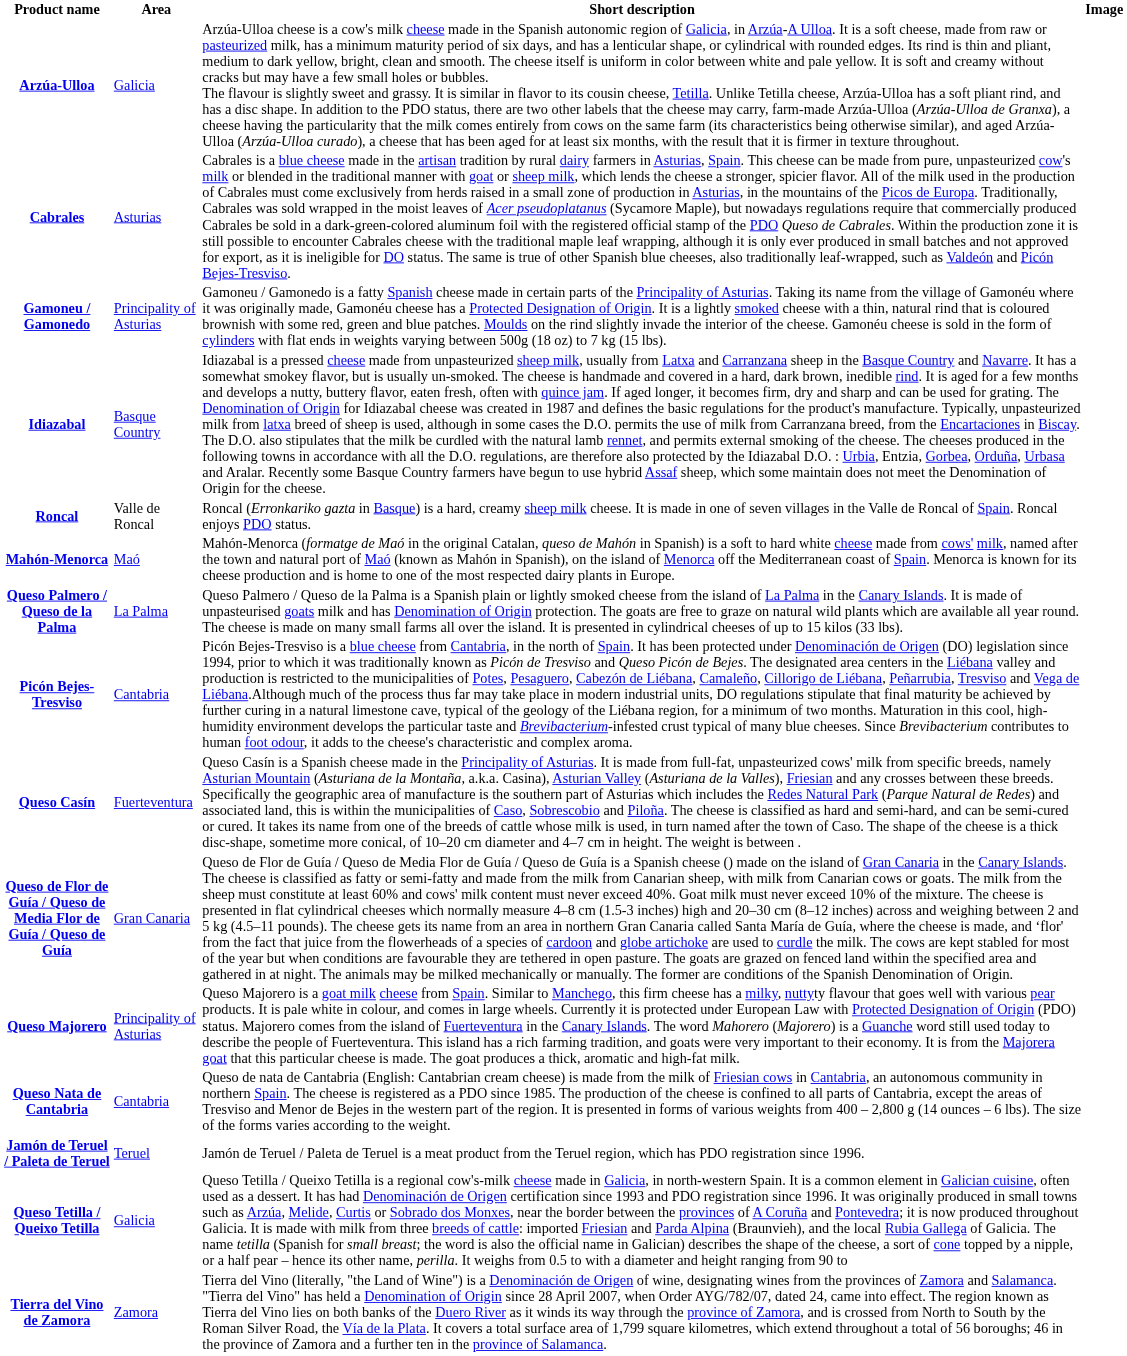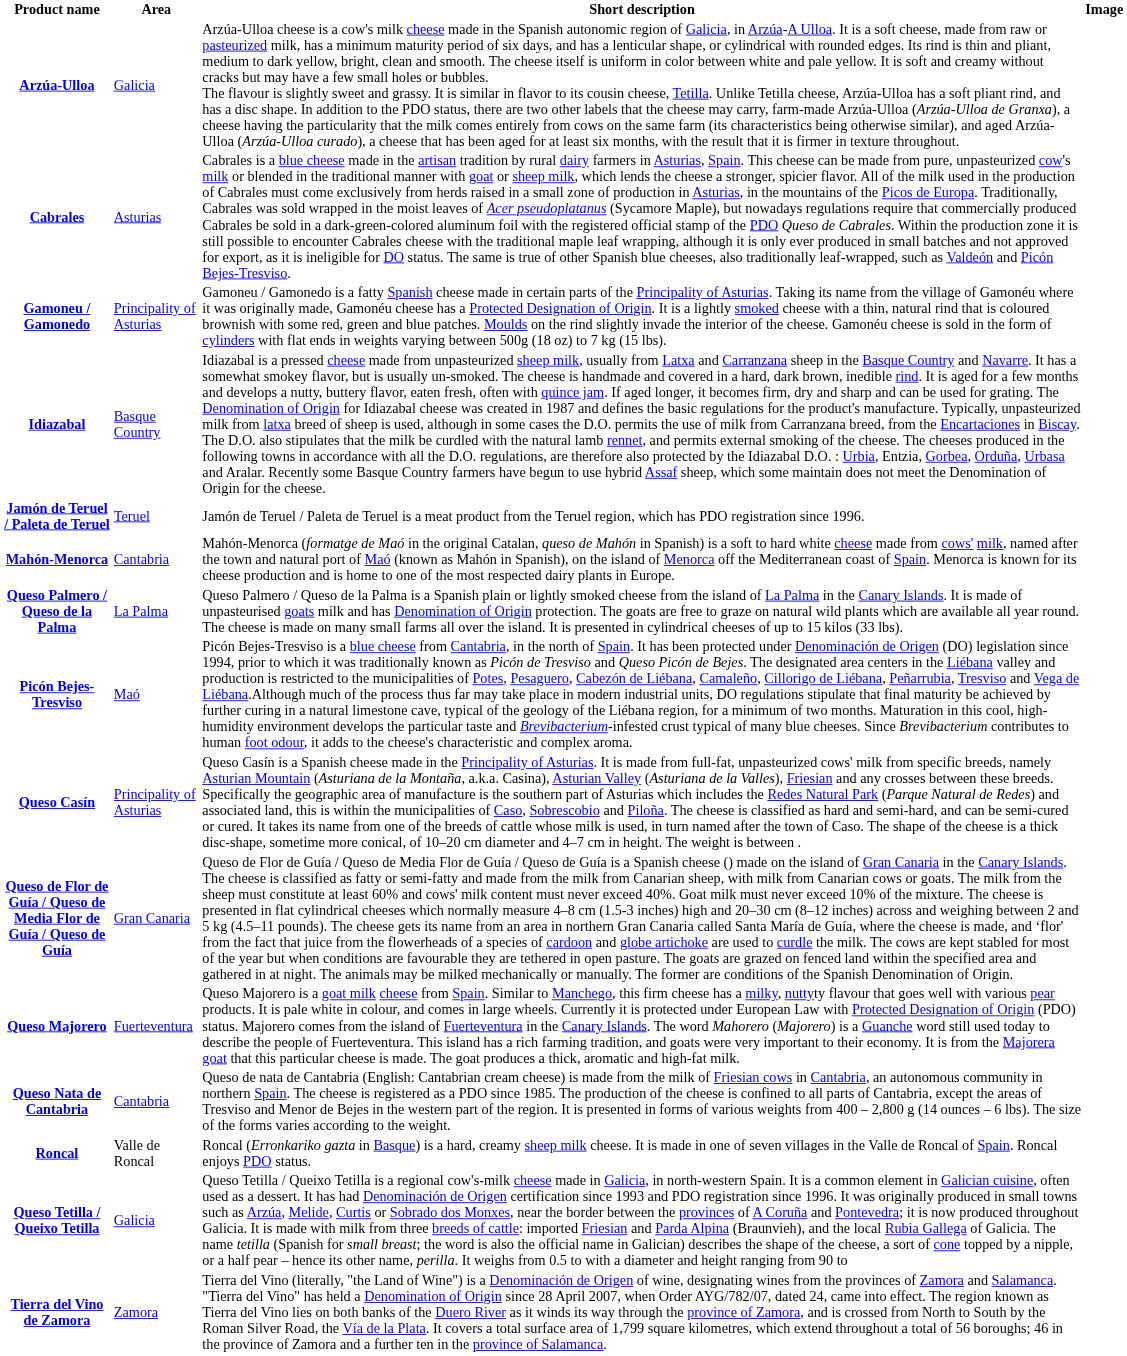rows swapped: (57, 1153) <-> (57, 516)
(127, 559) Maó -> (141, 559) Cantabria
(141, 695) Cantabria -> (127, 695) Maó
(153, 802) Fuerteventura -> (155, 802) Principality of Asturias
(155, 1026) Principality of Asturias -> (153, 1026) Fuerteventura
